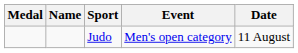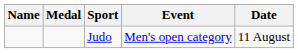columns swapped: (25, 15) <-> (65, 15)
